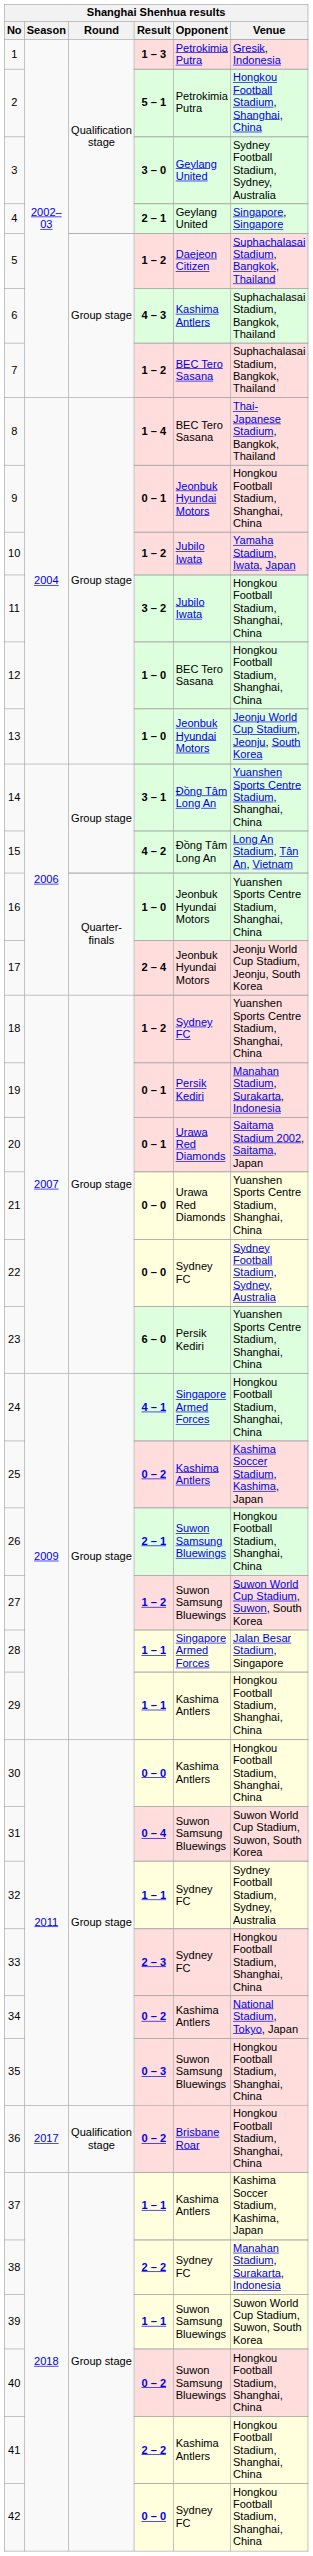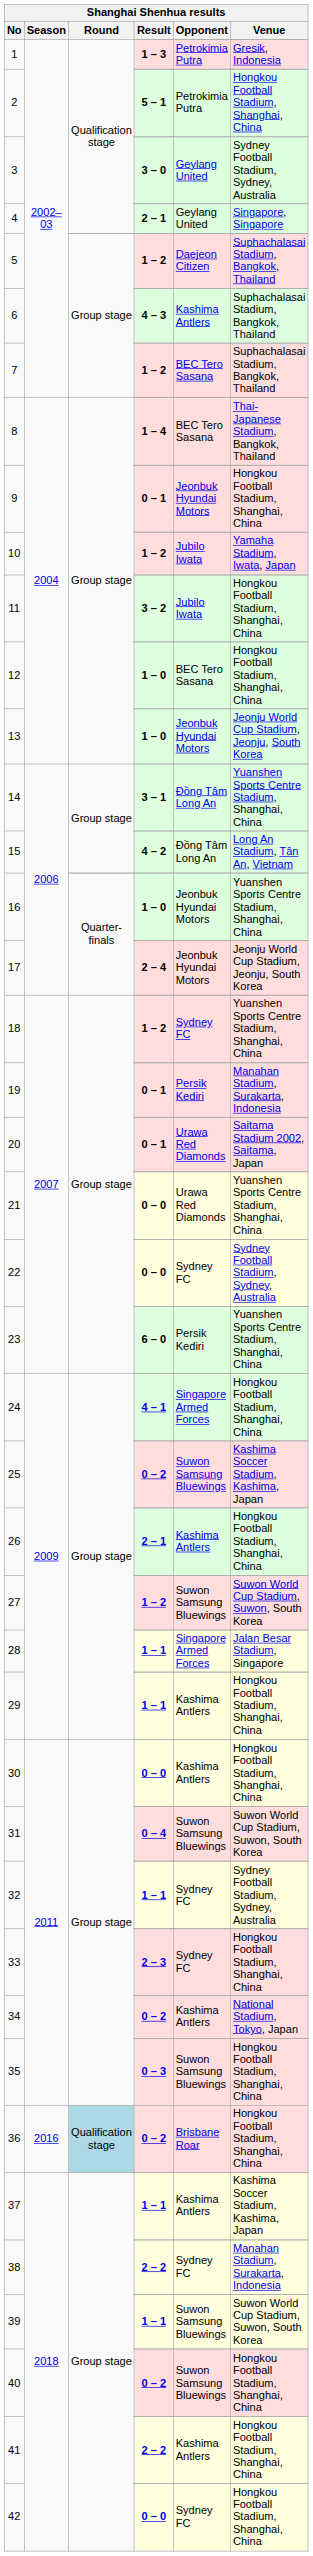(197, 1474) Kashima Antlers -> (201, 1474) Suwon Samsung Bluewings
(201, 1541) Suwon Samsung Bluewings -> (197, 1541) Kashima Antlers
(46, 2139) 2017 -> (46, 2139) 2016
(101, 2139) no background -> (101, 2139) lightblue background
